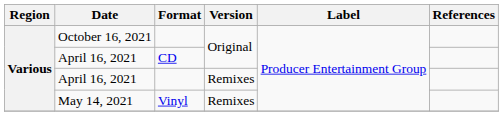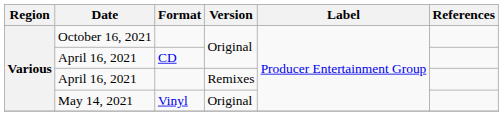(231, 100) Remixes -> (230, 100) Original
